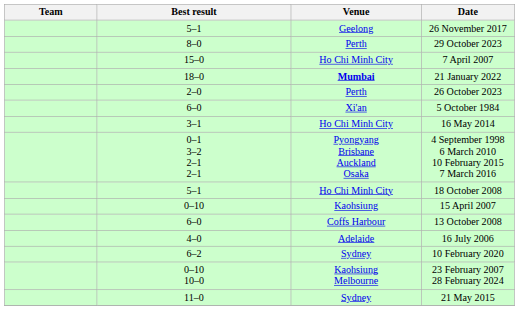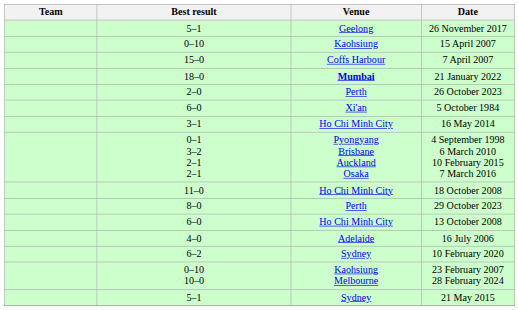rows swapped: (468, 206) <-> (468, 44)
(356, 60) Ho Chi Minh City -> (356, 60) Coffs Harbour
(194, 190) 5–1 -> (194, 190) 11–0
(356, 222) Coffs Harbour -> (356, 222) Ho Chi Minh City
(194, 297) 11–0 -> (194, 297) 5–1
